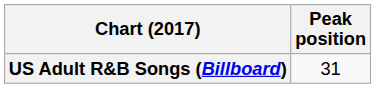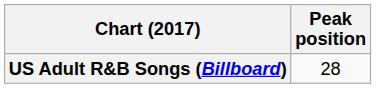(331, 68) 31 -> (331, 68) 28
